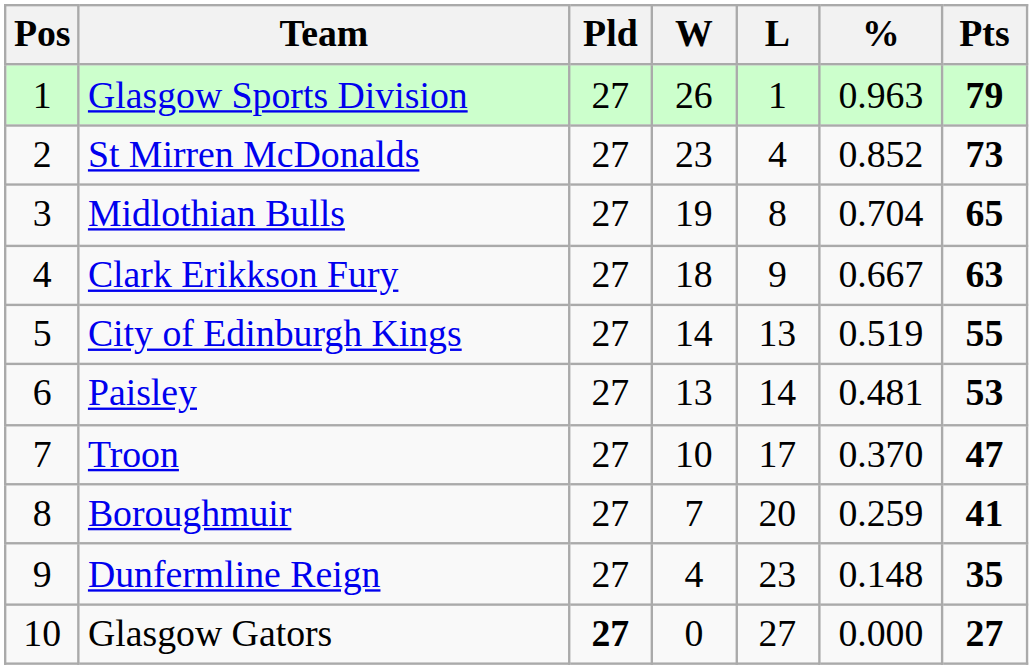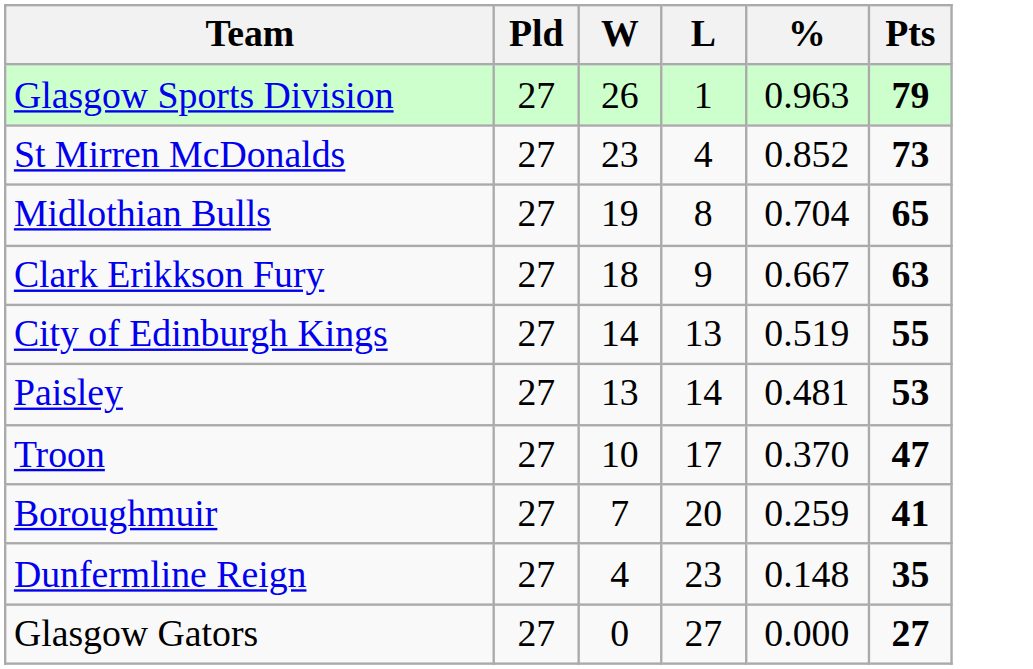- column: (42, 34)
(610, 633) bold -> (536, 633) normal
